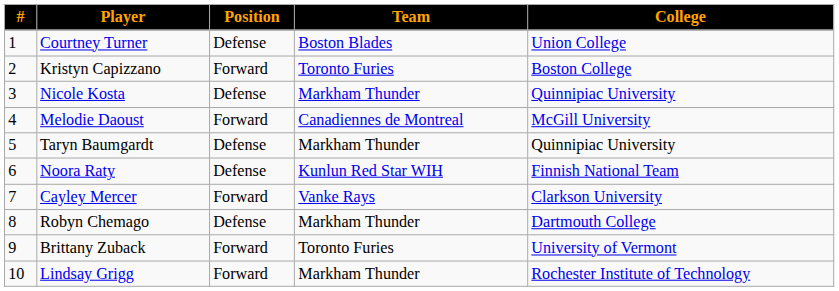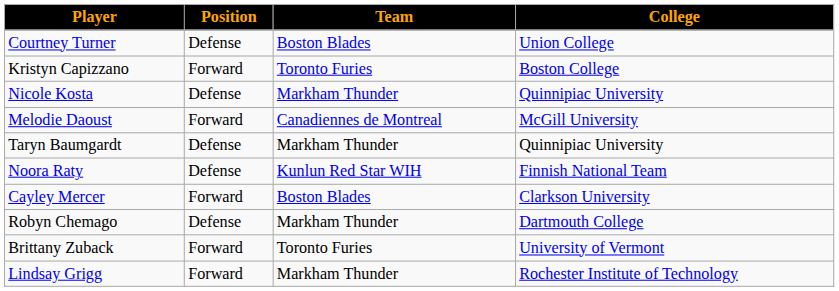- column: (20, 17)
(337, 196) Vanke Rays -> (324, 196) Boston Blades
